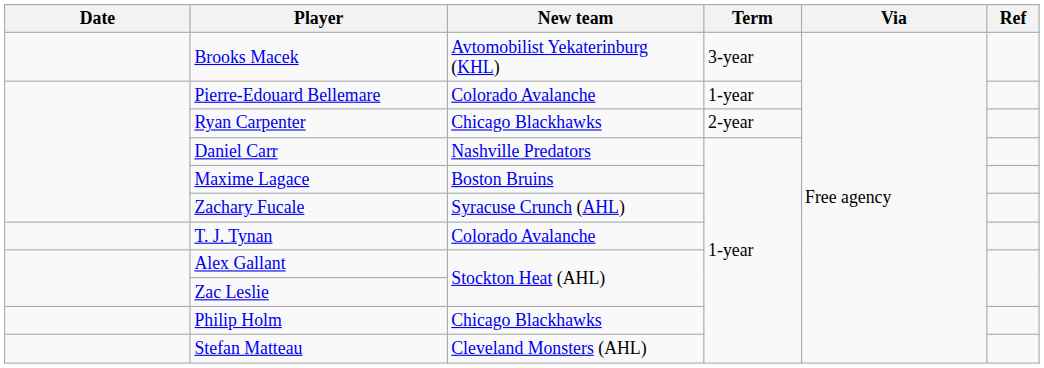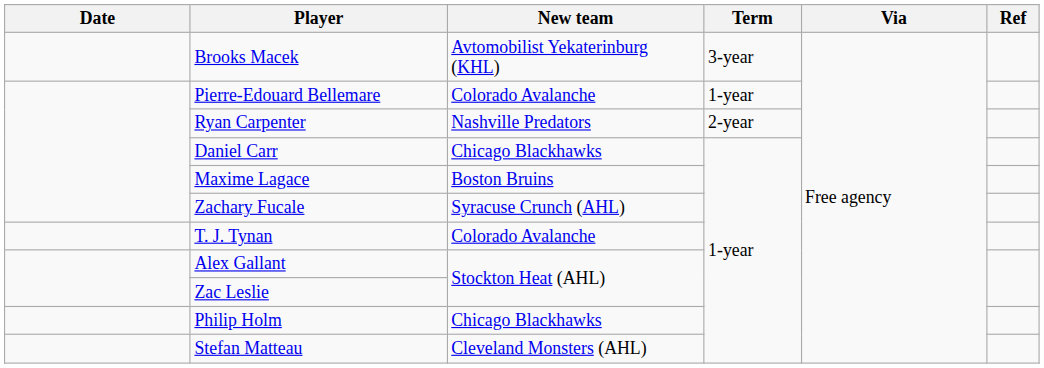(526, 123) Chicago Blackhawks -> (521, 123) Nashville Predators
(521, 151) Nashville Predators -> (526, 151) Chicago Blackhawks
